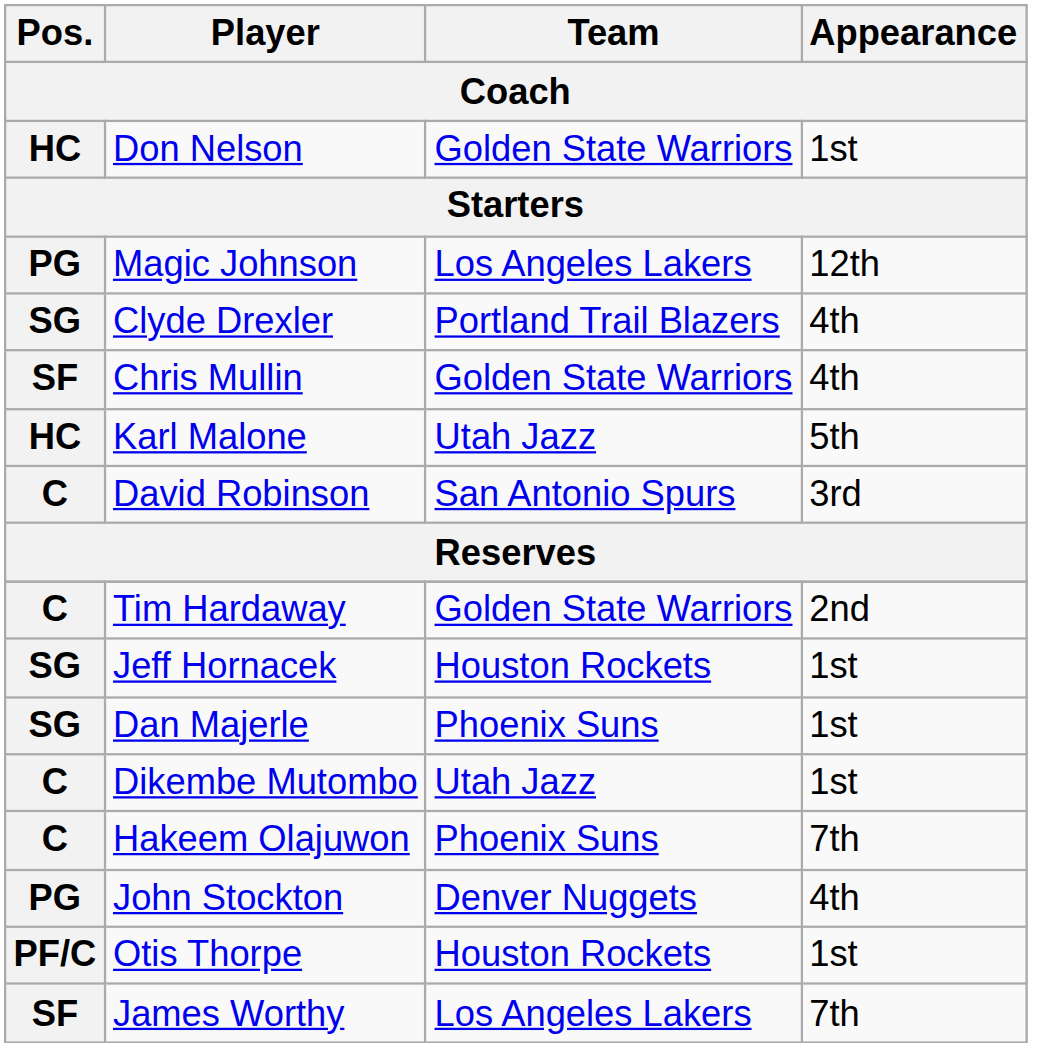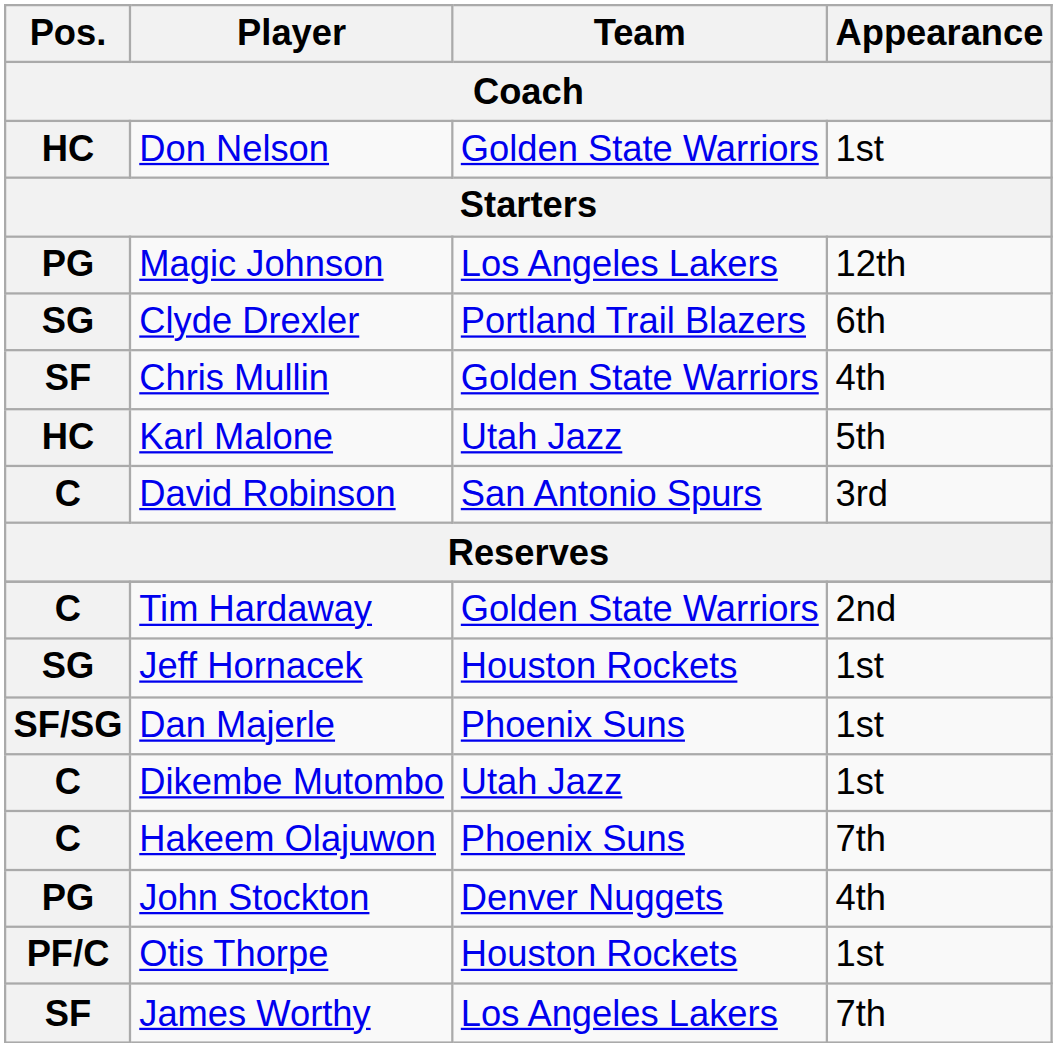(835, 321) 4th -> (861, 321) 6th
(55, 724) SG -> (68, 724) SF/SG
